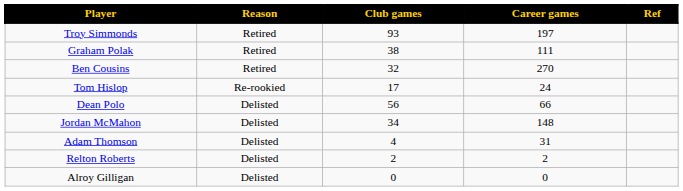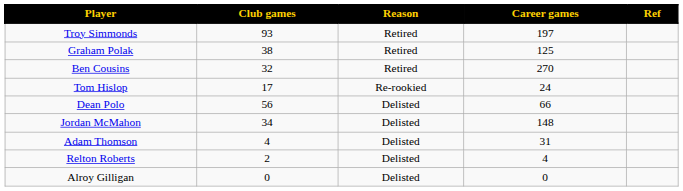columns swapped: (260, 14) <-> (393, 14)
(545, 50) 111 -> (545, 50) 125
(545, 159) 2 -> (545, 159) 4
